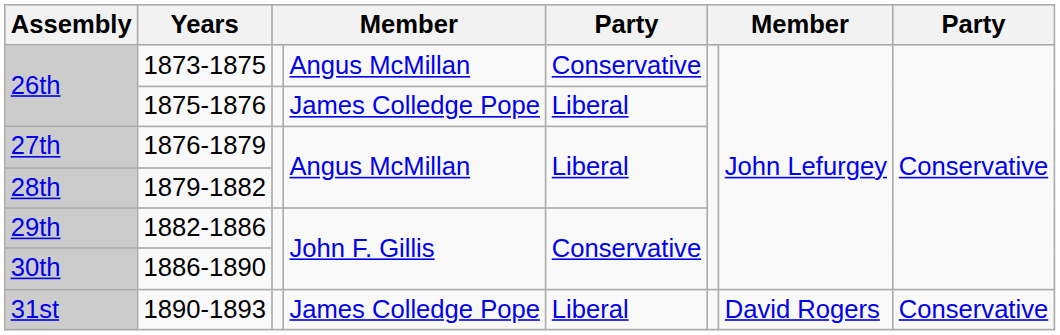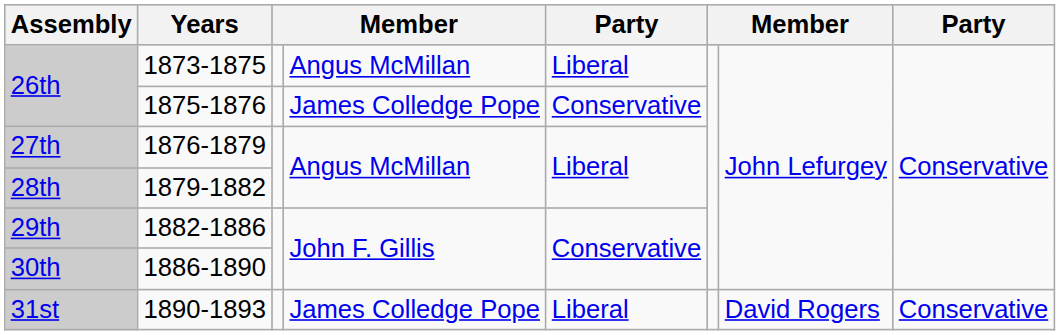(626, 65) Conservative -> (590, 65) Liberal
(590, 106) Liberal -> (626, 106) Conservative
